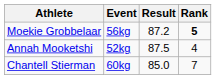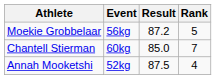(194, 31) bold -> (194, 31) normal
rows swapped: (50, 49) <-> (51, 66)
